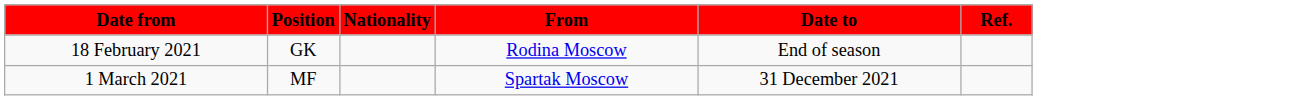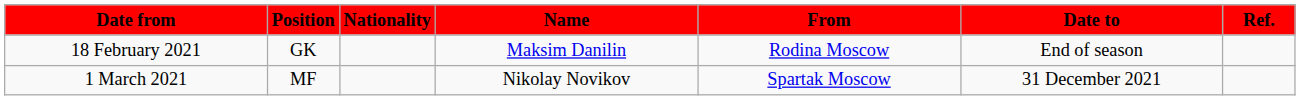+ column: (566, 19)
